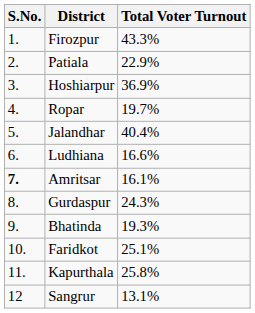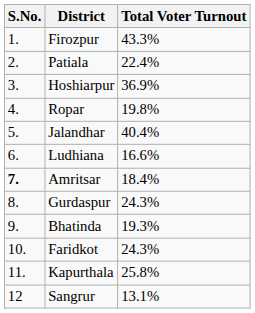(140, 62) 22.9% -> (140, 62) 22.4%
(140, 109) 19.7% -> (140, 109) 19.8%
(140, 179) 16.1% -> (140, 179) 18.4%
(140, 249) 25.1% -> (140, 249) 24.3%
